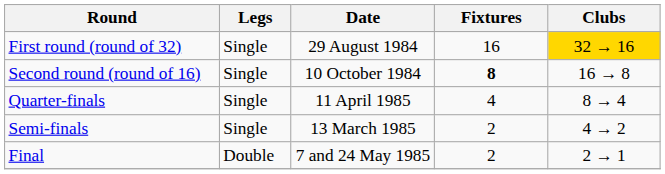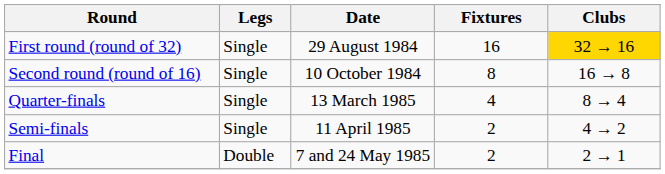(491, 73) bold -> (491, 73) normal
(363, 100) 11 April 1985 -> (363, 100) 13 March 1985
(363, 127) 13 March 1985 -> (363, 127) 11 April 1985
